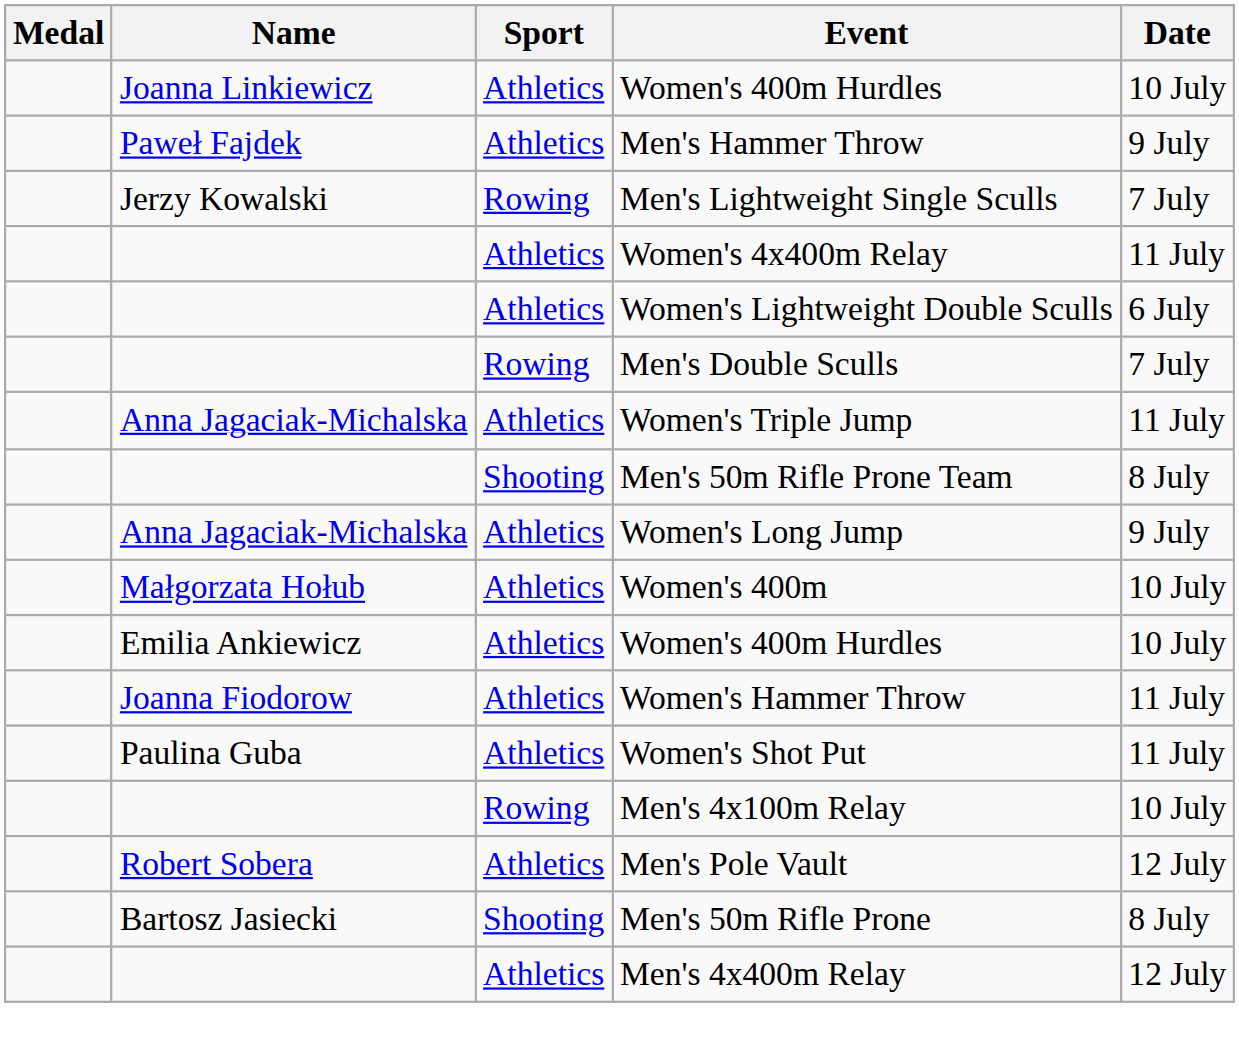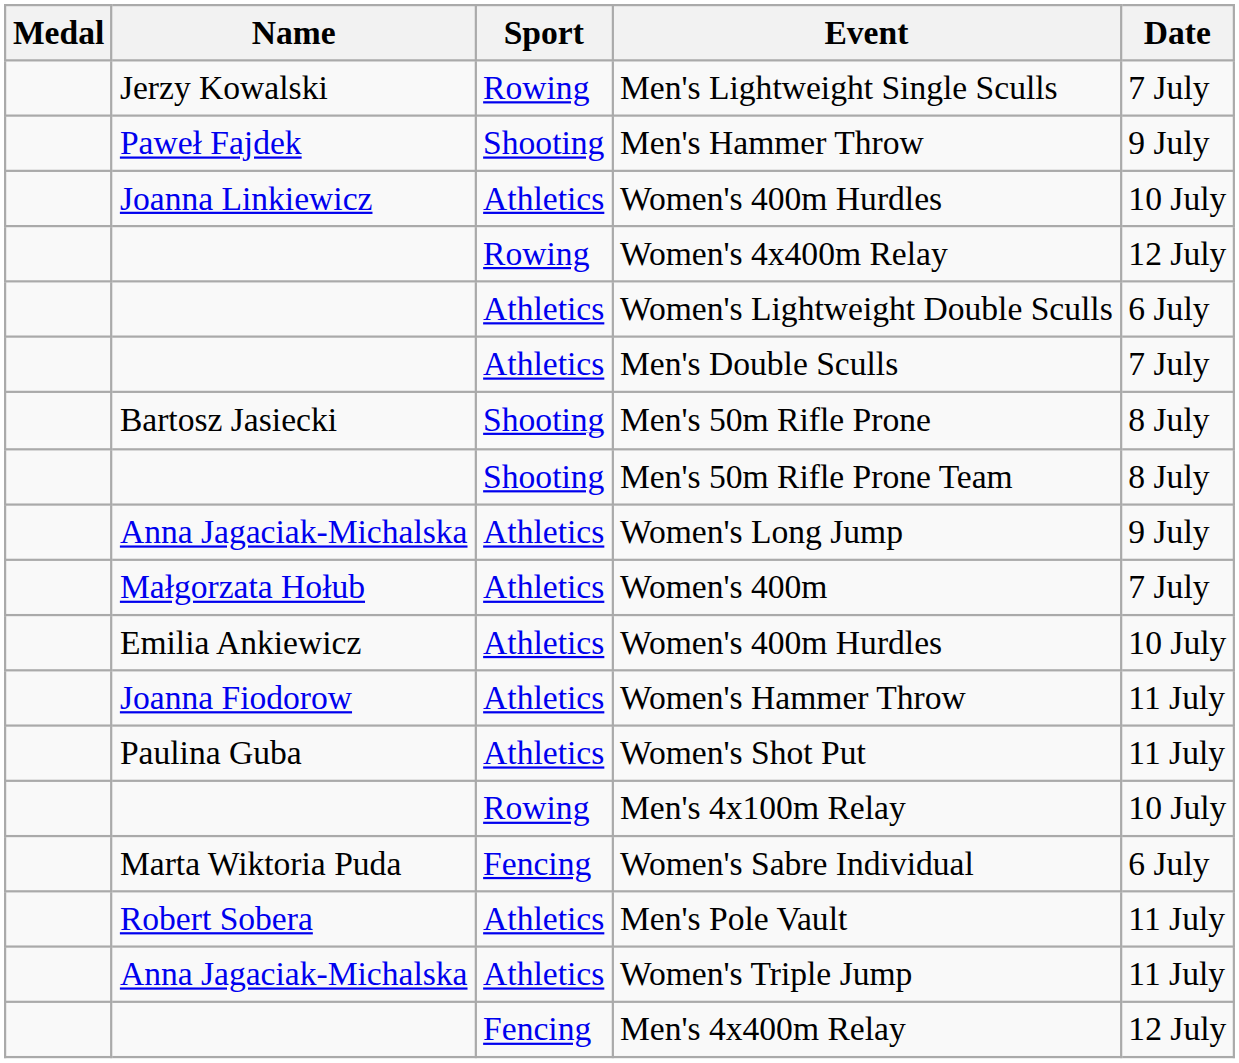rows swapped: (224, 198) <-> (246, 87)
(544, 143) Athletics -> (544, 143) Shooting
(544, 253) Athletics -> (536, 253) Rowing
(1177, 253) 11 July -> (1177, 253) 12 July
(536, 364) Rowing -> (544, 364) Athletics
rows swapped: (228, 918) <-> (294, 420)
(1177, 586) 10 July -> (1169, 586) 7 July
+ row: (261, 863)
(1177, 863) 12 July -> (1177, 918) 11 July
(544, 973) Athletics -> (537, 1029) Fencing
